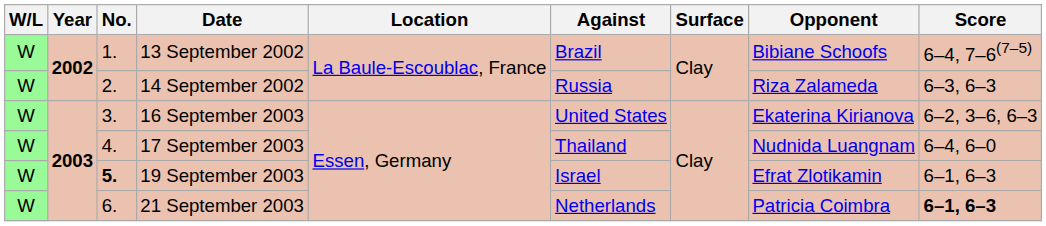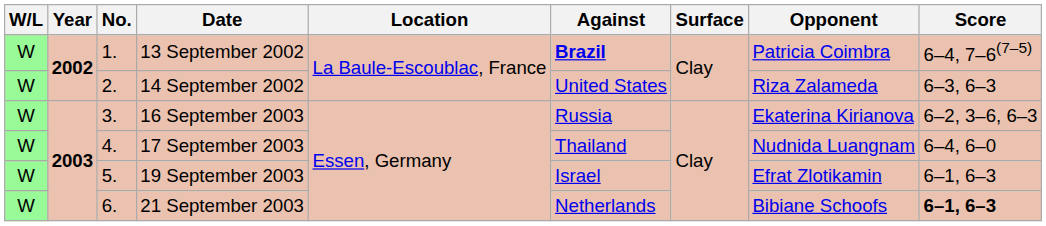(578, 51) normal -> (580, 51) bold
(820, 51) Bibiane Schoofs -> (821, 51) Patricia Coimbra
(584, 84) Russia -> (611, 84) United States
(611, 114) United States -> (584, 114) Russia
(109, 175) bold -> (109, 175) normal
(821, 205) Patricia Coimbra -> (820, 205) Bibiane Schoofs
